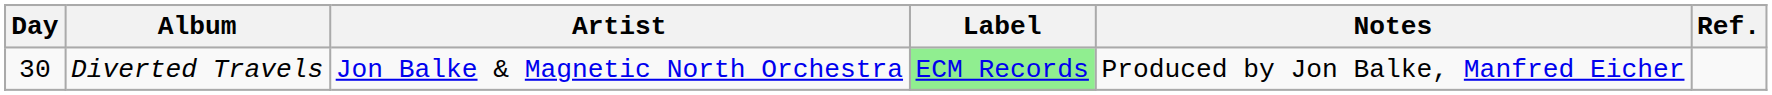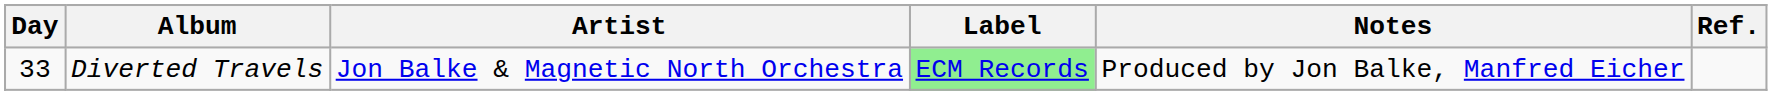(35, 69) 30 -> (35, 69) 33
